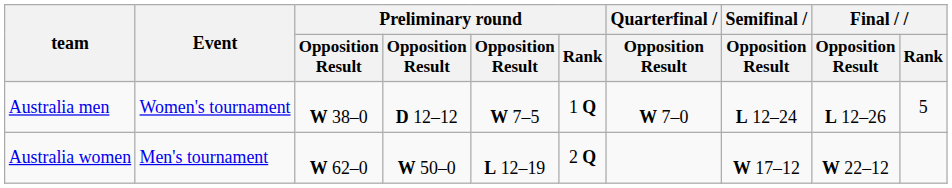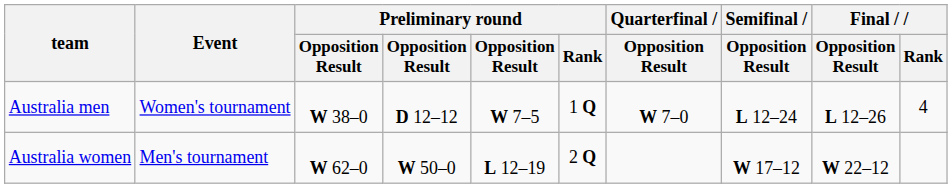(923, 107) 5 -> (923, 107) 4
